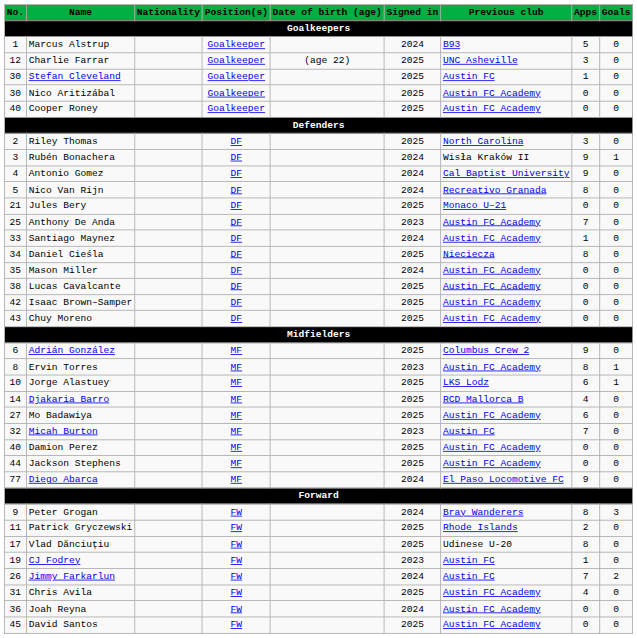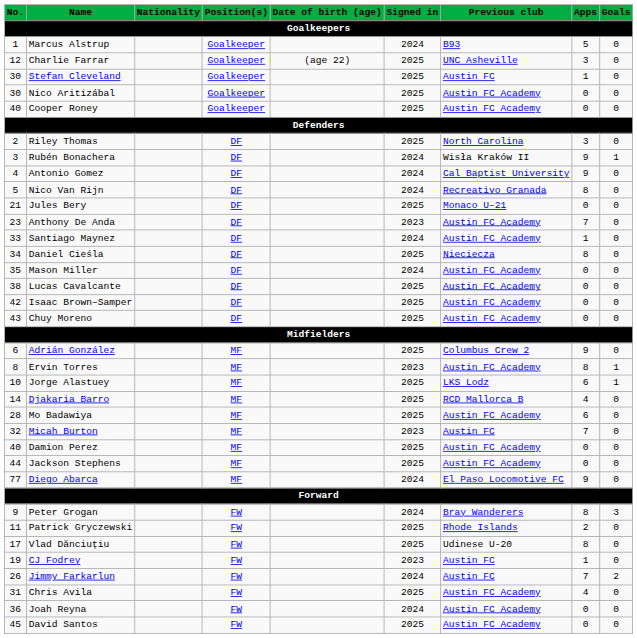(15, 222) 25 -> (15, 222) 23
(15, 415) 27 -> (15, 415) 28
